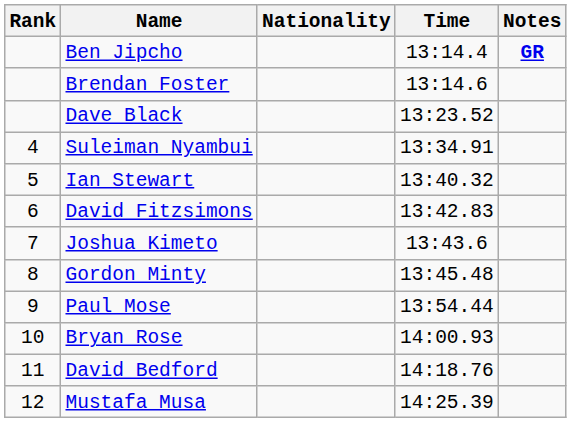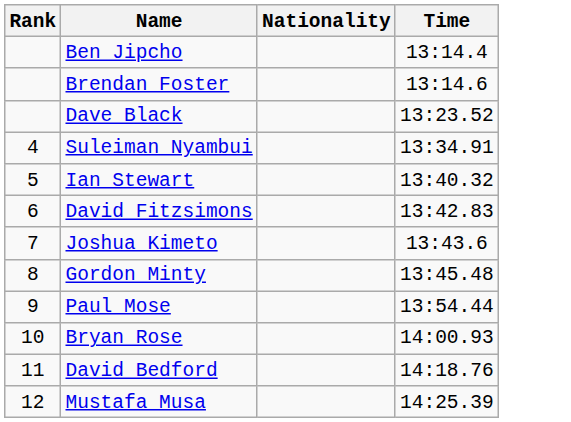- column: (532, 21)
